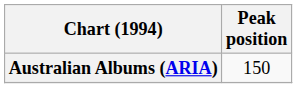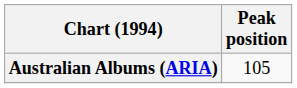(257, 67) 150 -> (257, 67) 105
